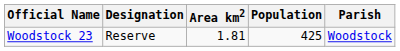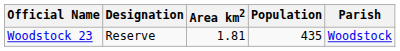(311, 36) 425 -> (311, 36) 435
